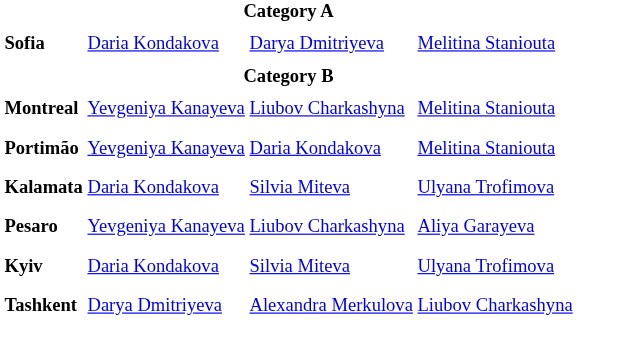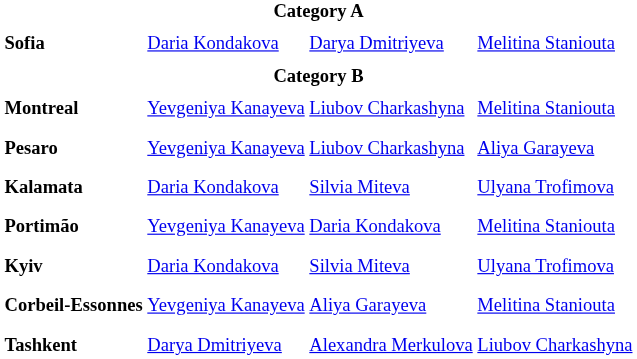rows swapped: (31, 226) <-> (42, 147)
+ row: (74, 305)
